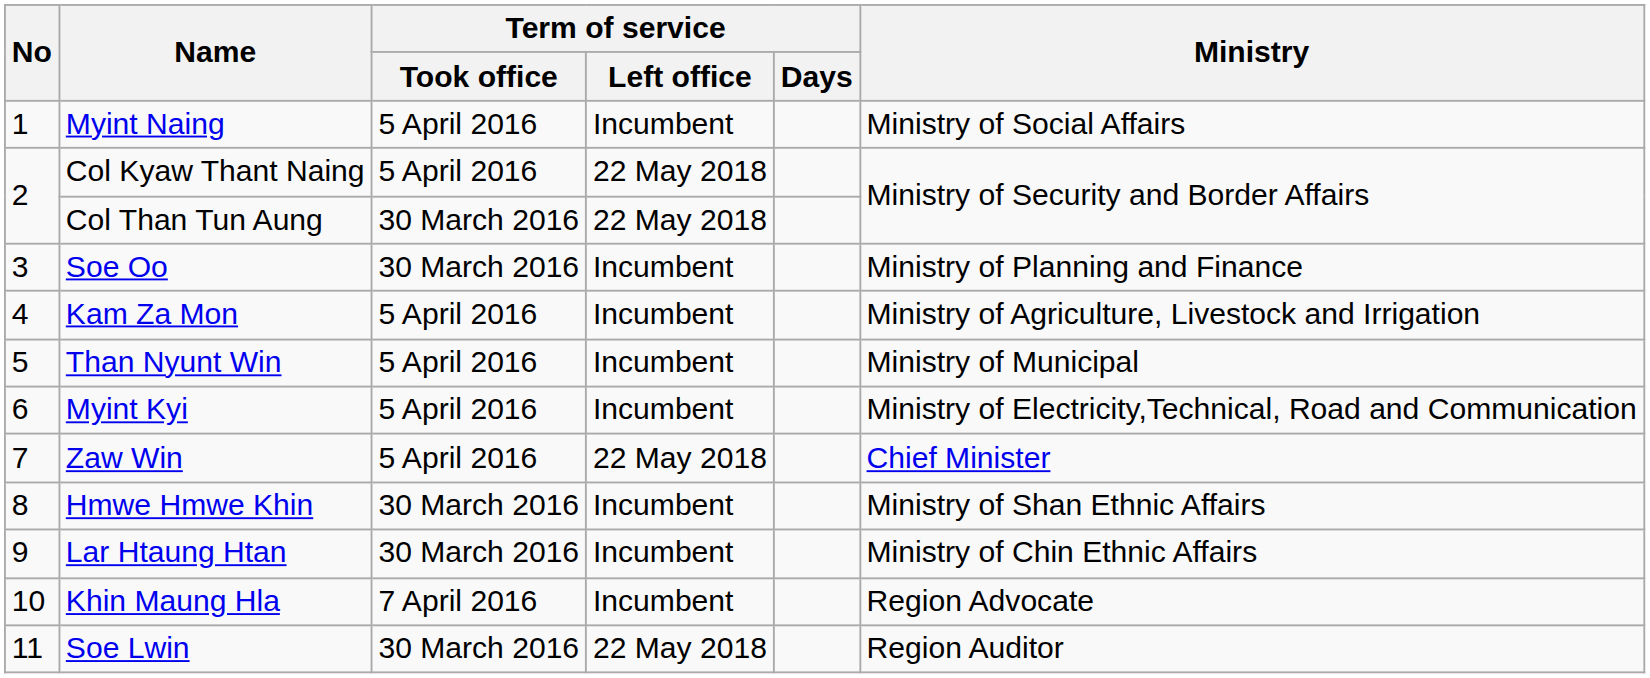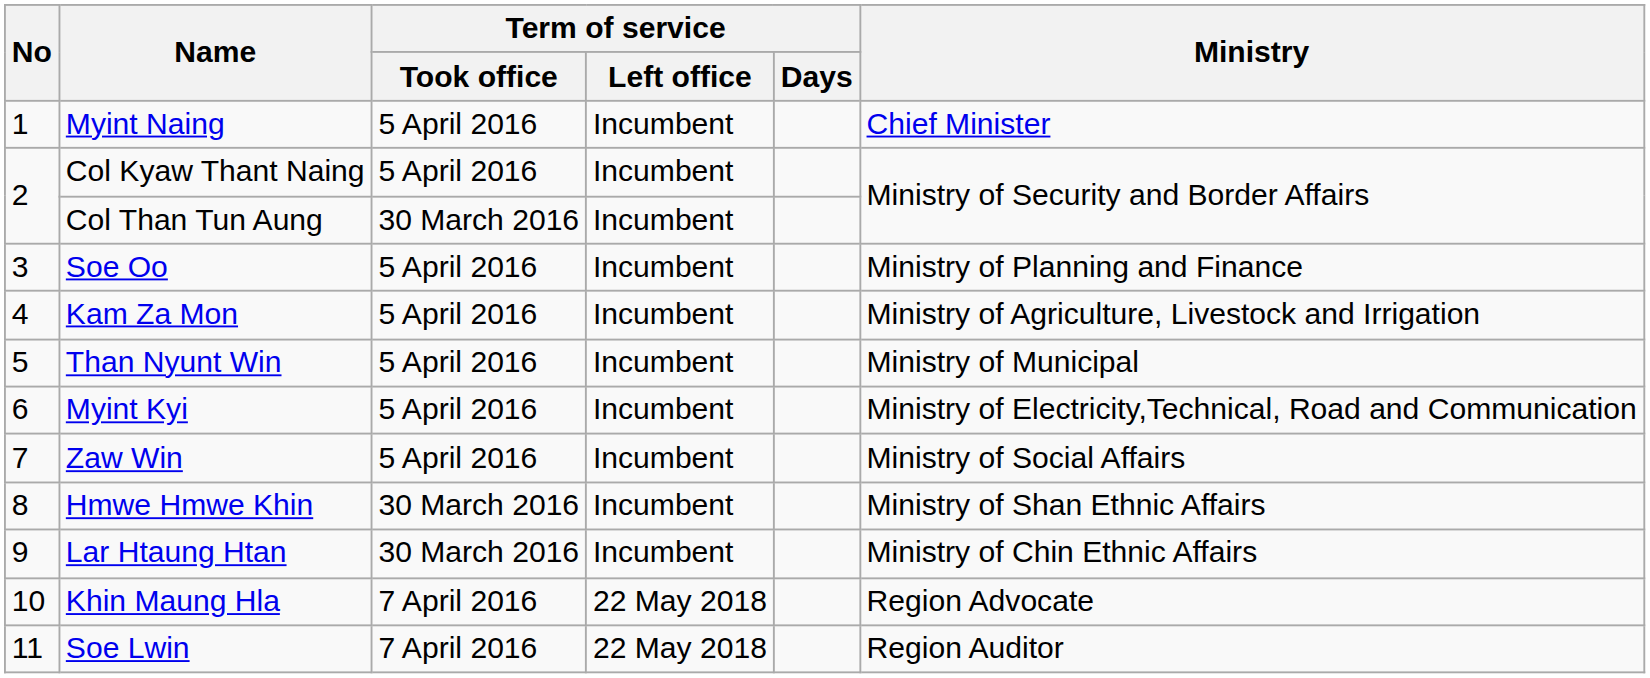(1026, 123) Ministry of Social Affairs -> (958, 123) Chief Minister
(680, 171) 22 May 2018 -> (663, 171) Incumbent
(680, 219) 22 May 2018 -> (663, 219) Incumbent
(479, 266) 30 March 2016 -> (458, 266) 5 April 2016
(680, 457) 22 May 2018 -> (663, 457) Incumbent
(958, 457) Chief Minister -> (1026, 457) Ministry of Social Affairs
(663, 600) Incumbent -> (680, 600) 22 May 2018
(479, 648) 30 March 2016 -> (458, 648) 7 April 2016
